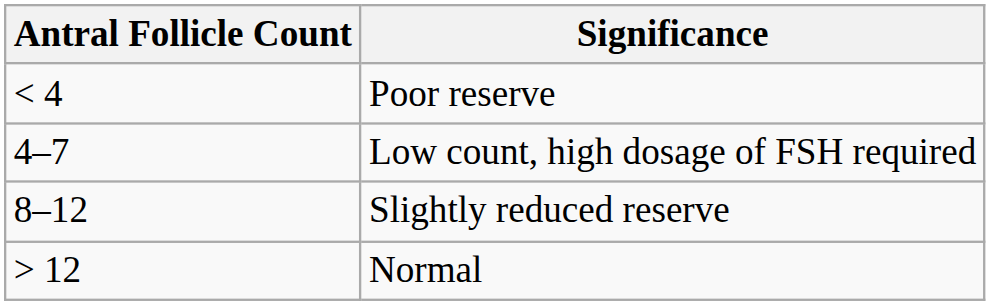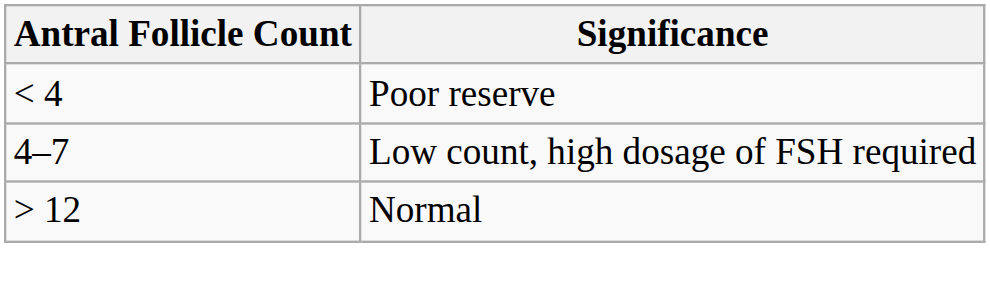- row: (549, 210)
